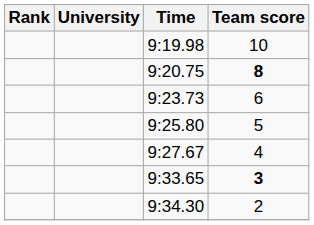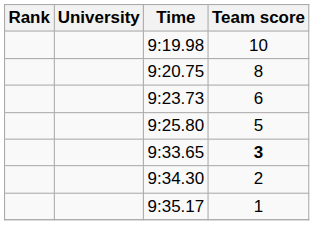(258, 71) bold -> (258, 71) normal
- row: (176, 152)
+ row: (176, 206)
